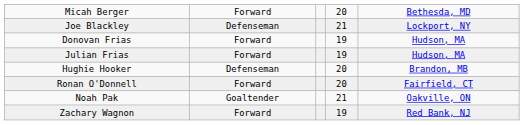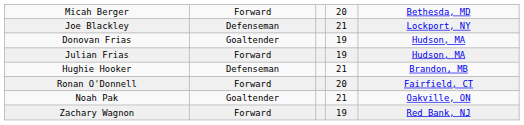(253, 40) Forward -> (253, 40) Goaltender
(341, 69) 20 -> (341, 69) 21
